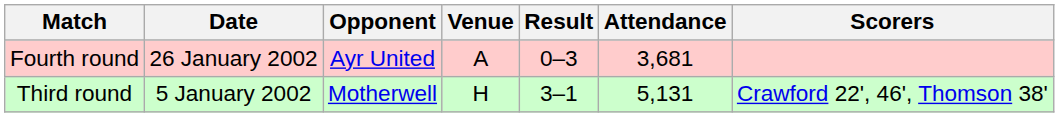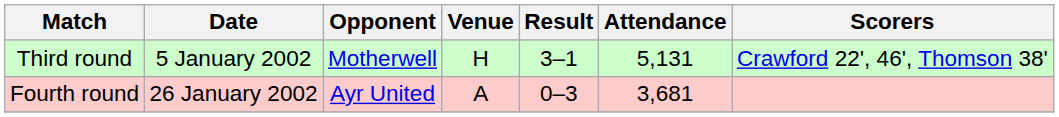rows swapped: (74, 93) <-> (74, 58)
